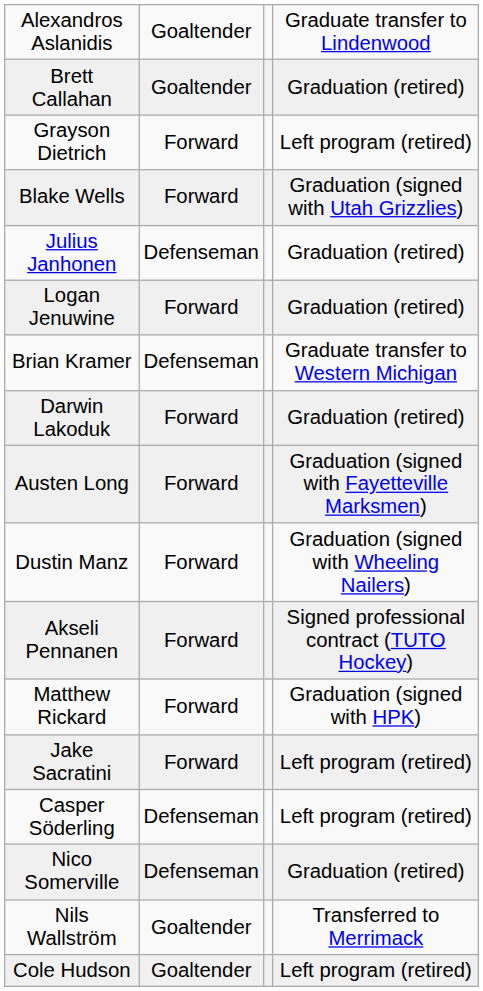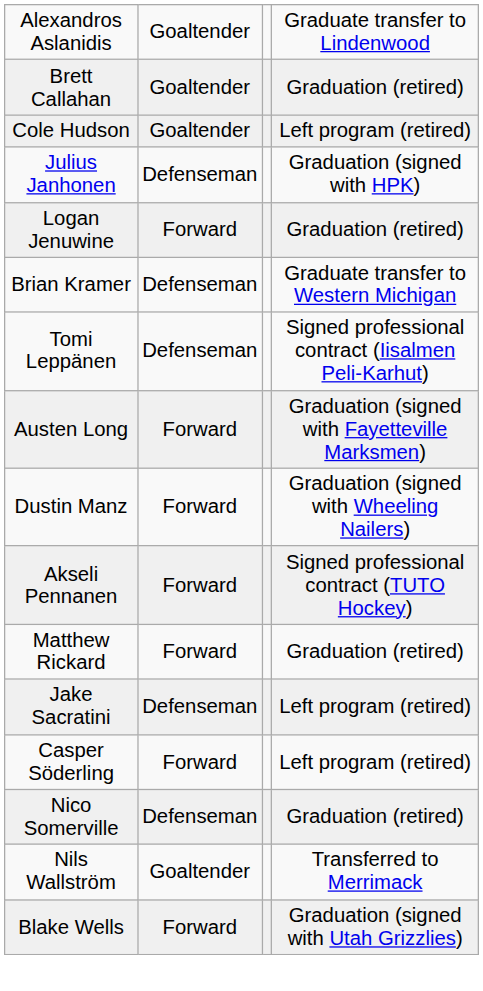- row: (72, 142)
rows swapped: (72, 970) <-> (72, 197)
(376, 252) Graduation (retired) -> (375, 174) Graduation (signed with HPK)
- row: (72, 417)
+ row: (71, 351)
(376, 706) Graduation (signed with HPK) -> (375, 651) Graduation (retired)
(201, 761) Forward -> (200, 706) Defenseman
(201, 816) Defenseman -> (200, 761) Forward
